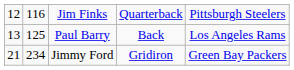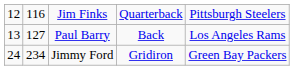(36, 34) 125 -> (36, 34) 127
(14, 55) 21 -> (14, 55) 24
